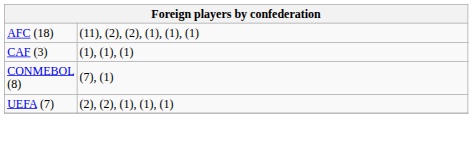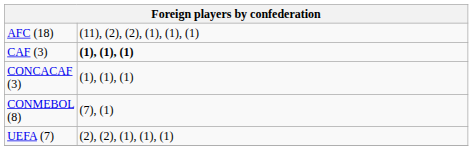(107, 52) normal -> (107, 52) bold
+ row: (40, 77)
